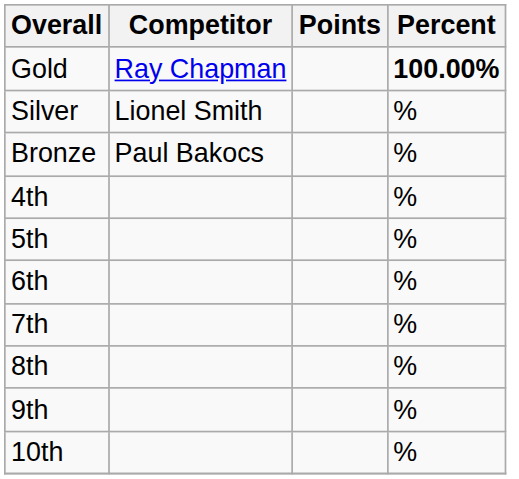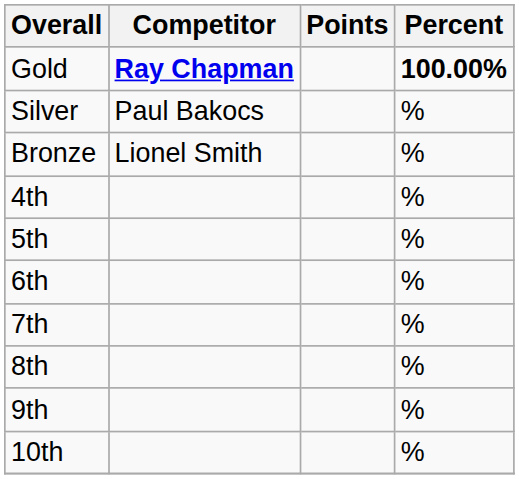(201, 68) normal -> (204, 68) bold
(189, 111) Lionel Smith -> (189, 111) Paul Bakocs
(189, 153) Paul Bakocs -> (189, 153) Lionel Smith
